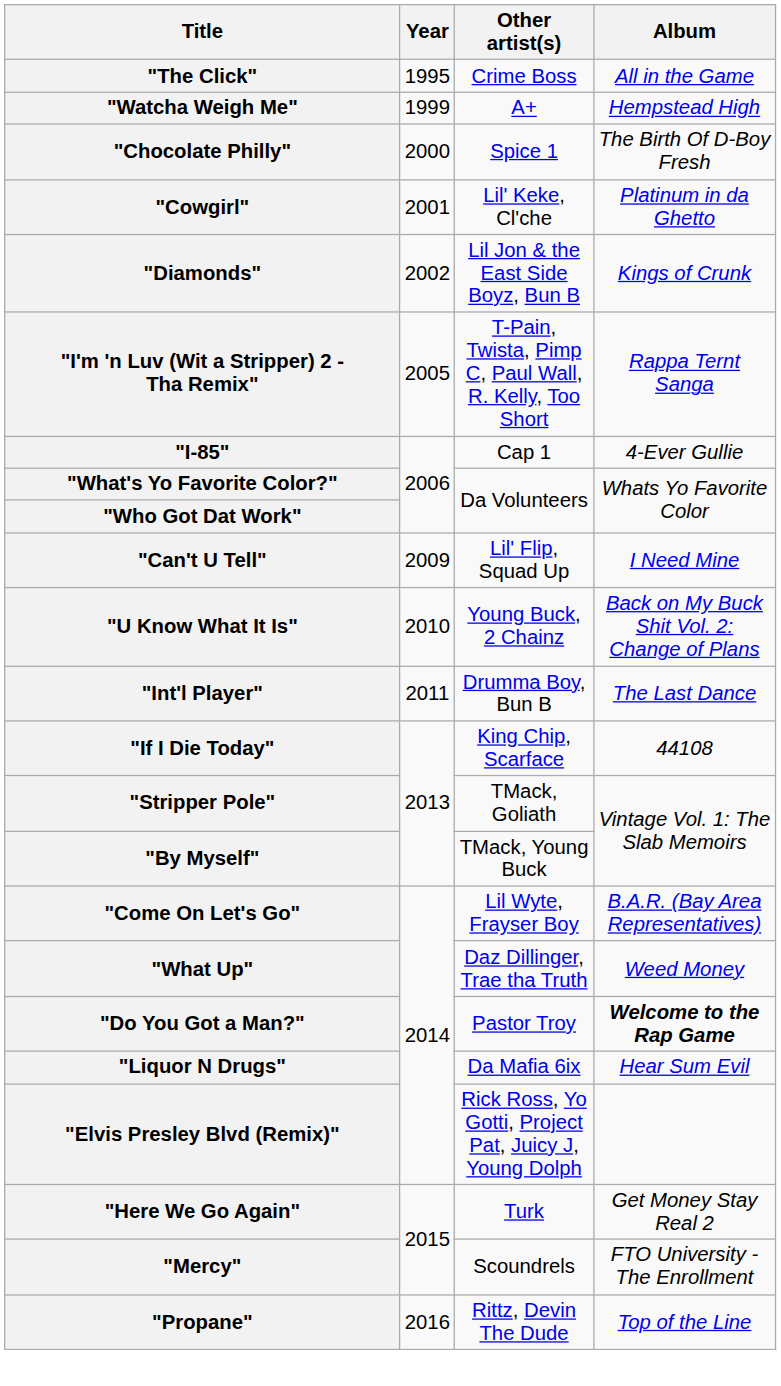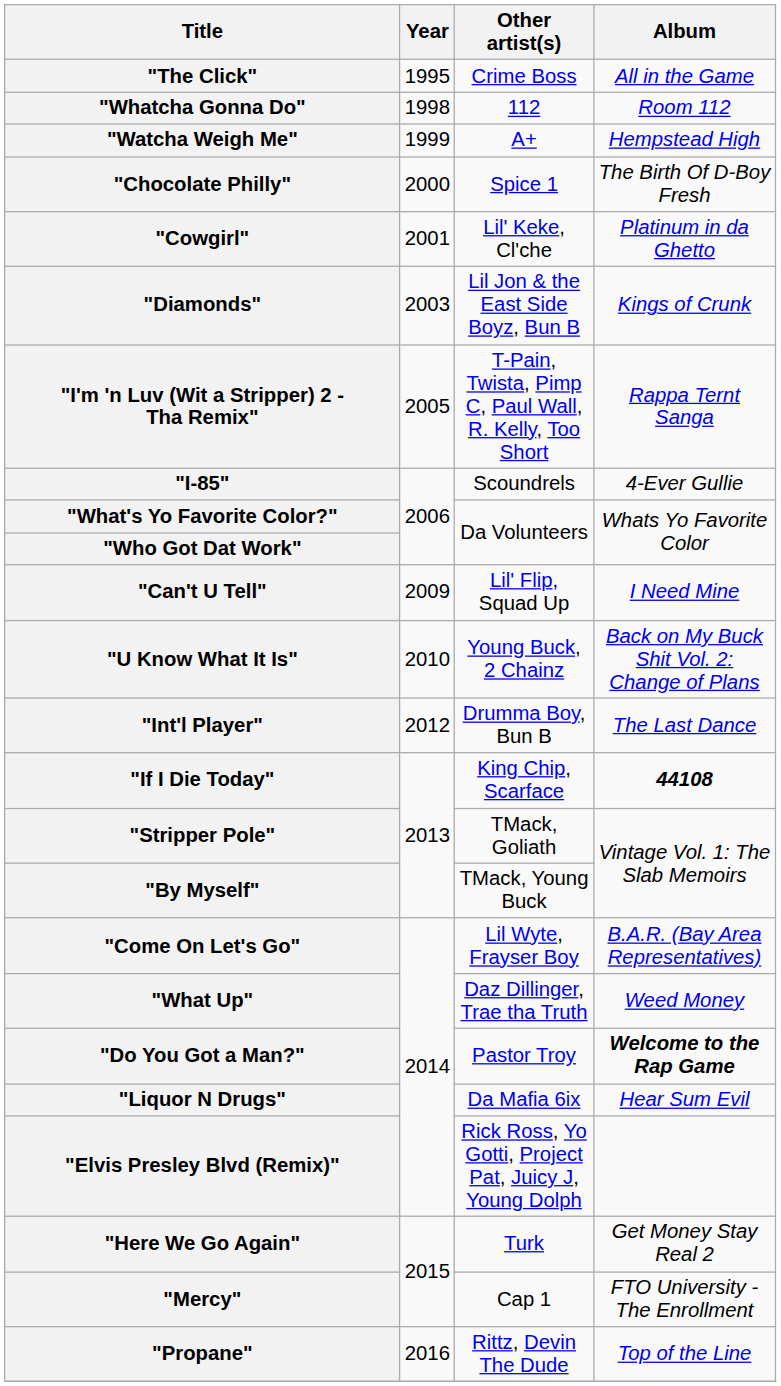+ row: (202, 107)
(427, 273) 2002 -> (427, 305) 2003
(524, 451) Cap 1 -> (524, 484) Scoundrels
(427, 693) 2011 -> (427, 725) 2012
(685, 748) normal -> (685, 780) bold
(524, 1266) Scoundrels -> (524, 1299) Cap 1
